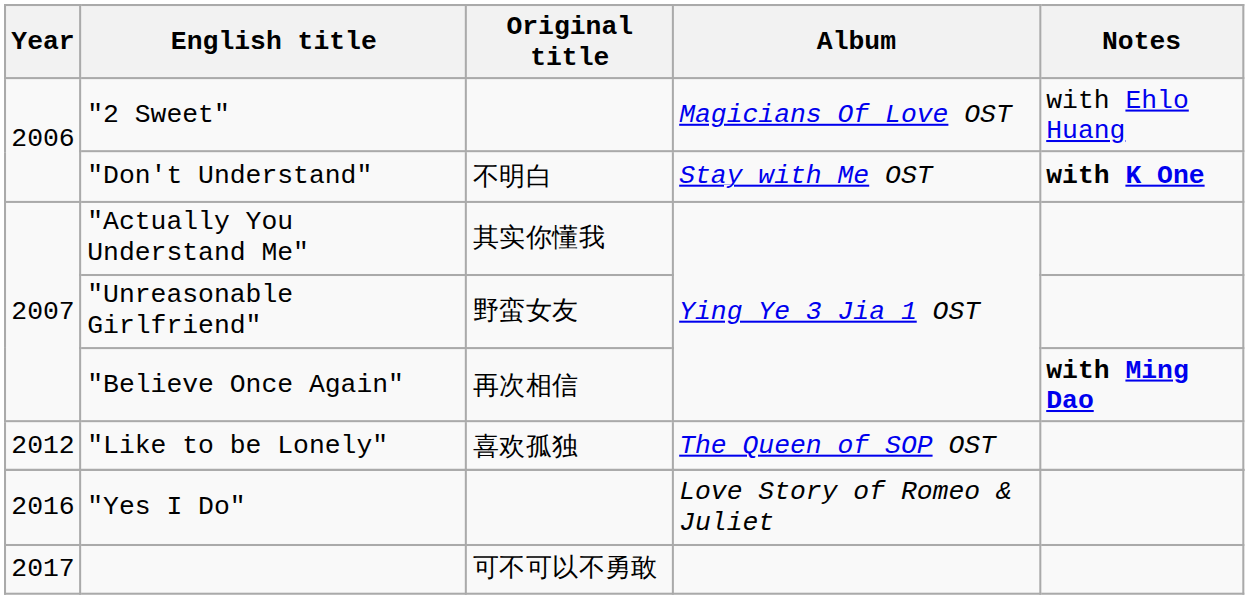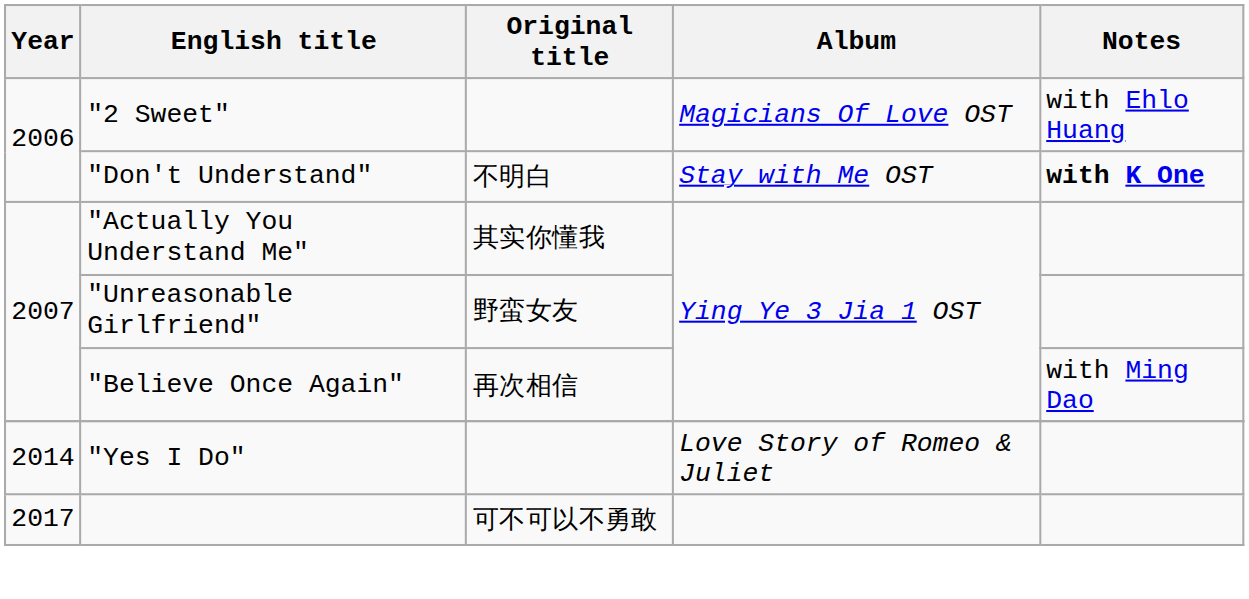(1118, 385) bold -> (1118, 385) normal
- row: (238, 446)
(43, 507) 2016 -> (43, 458) 2014
